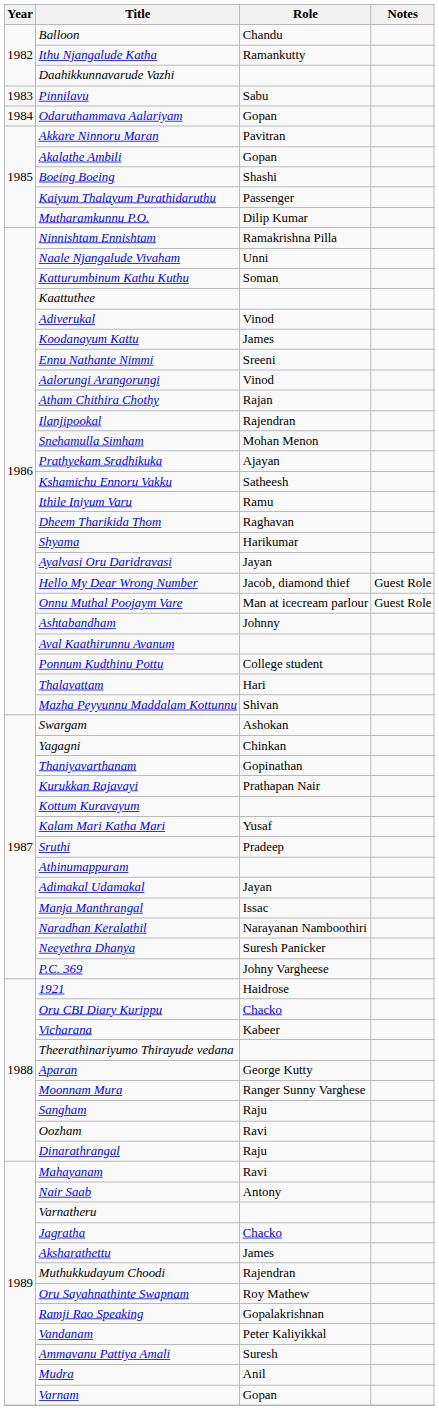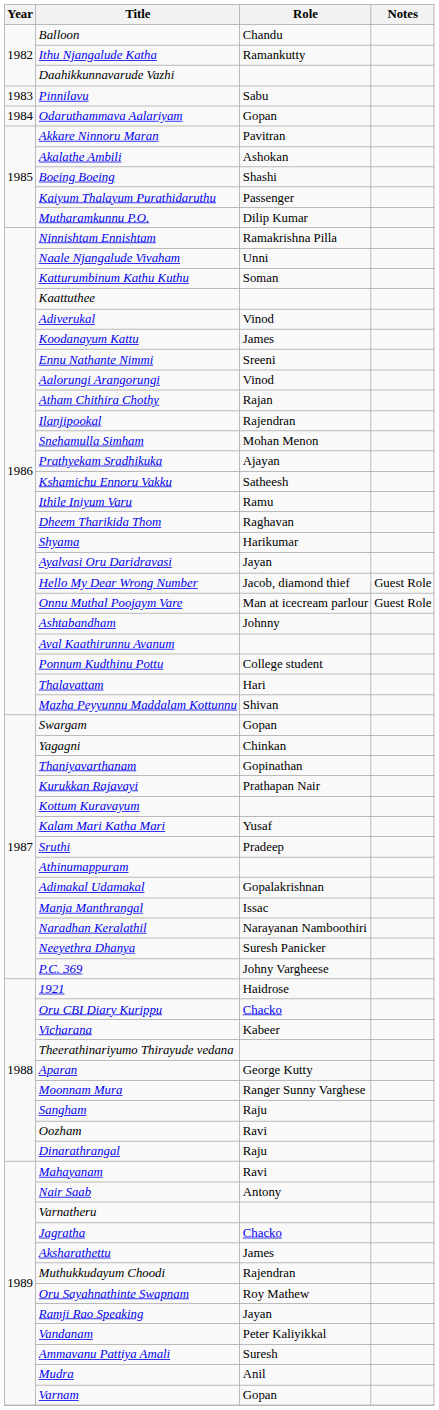(260, 156) Gopan -> (266, 156) Ashokan
(266, 725) Ashokan -> (260, 725) Gopan
(257, 887) Jayan -> (283, 887) Gopalakrishnan
(283, 1313) Gopalakrishnan -> (257, 1313) Jayan
